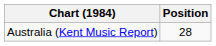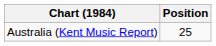(186, 31) 28 -> (186, 31) 25
